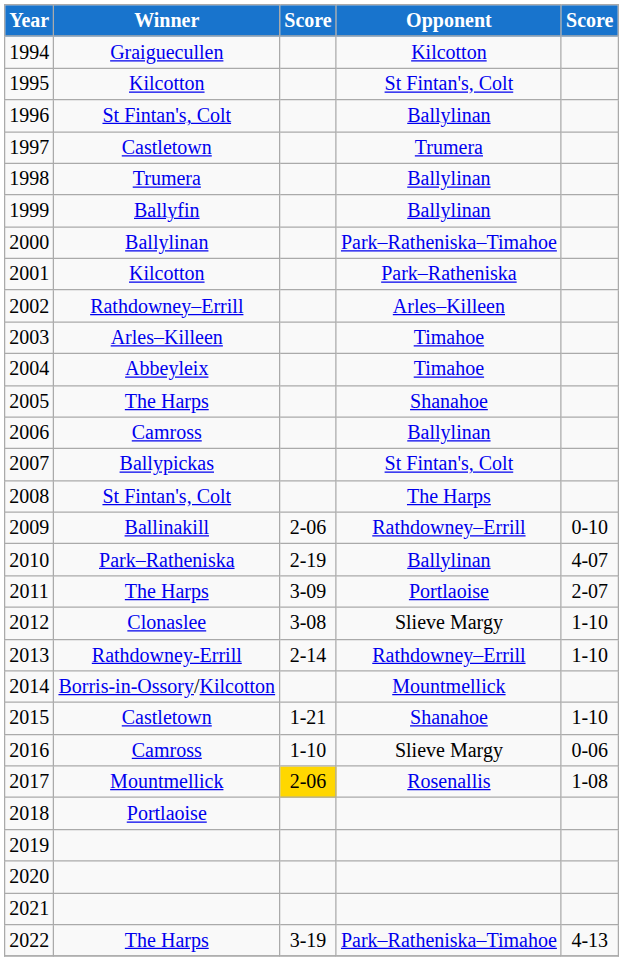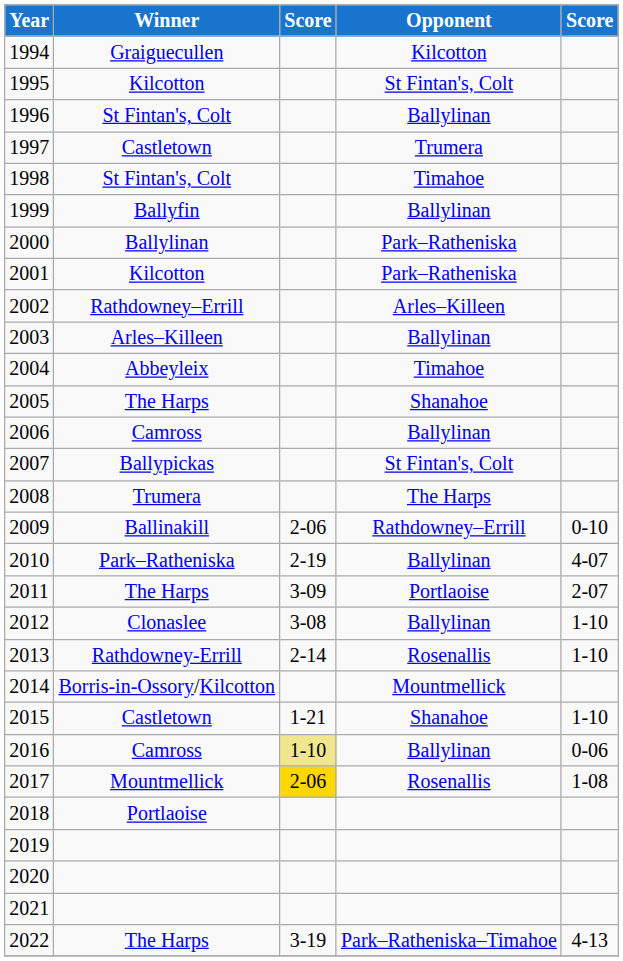(167, 178) Trumera -> (167, 178) St Fintan's, Colt
(449, 178) Ballylinan -> (449, 178) Timahoe
(449, 242) Park–Ratheniska–Timahoe -> (449, 242) Park–Ratheniska
(449, 337) Timahoe -> (449, 337) Ballylinan
(167, 496) St Fintan's, Colt -> (167, 496) Trumera
(449, 623) Slieve Margy -> (449, 623) Ballylinan
(449, 654) Rathdowney–Errill -> (449, 654) Rosenallis
(308, 749) no background -> (308, 749) khaki background
(449, 749) Slieve Margy -> (449, 749) Ballylinan
